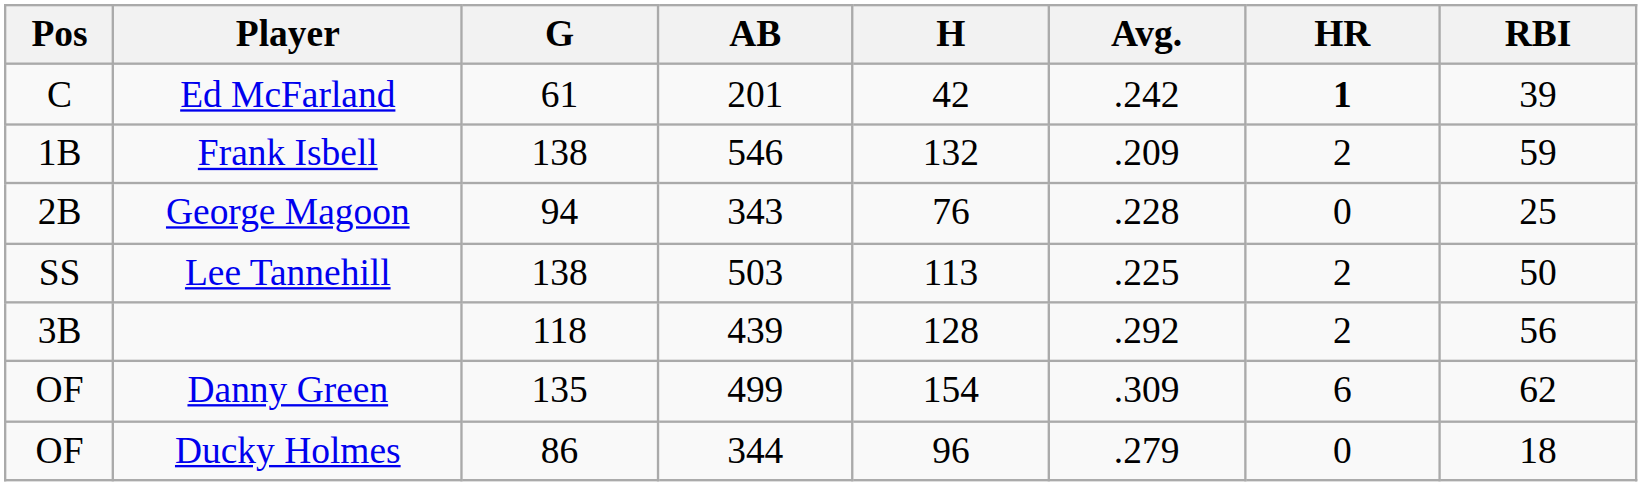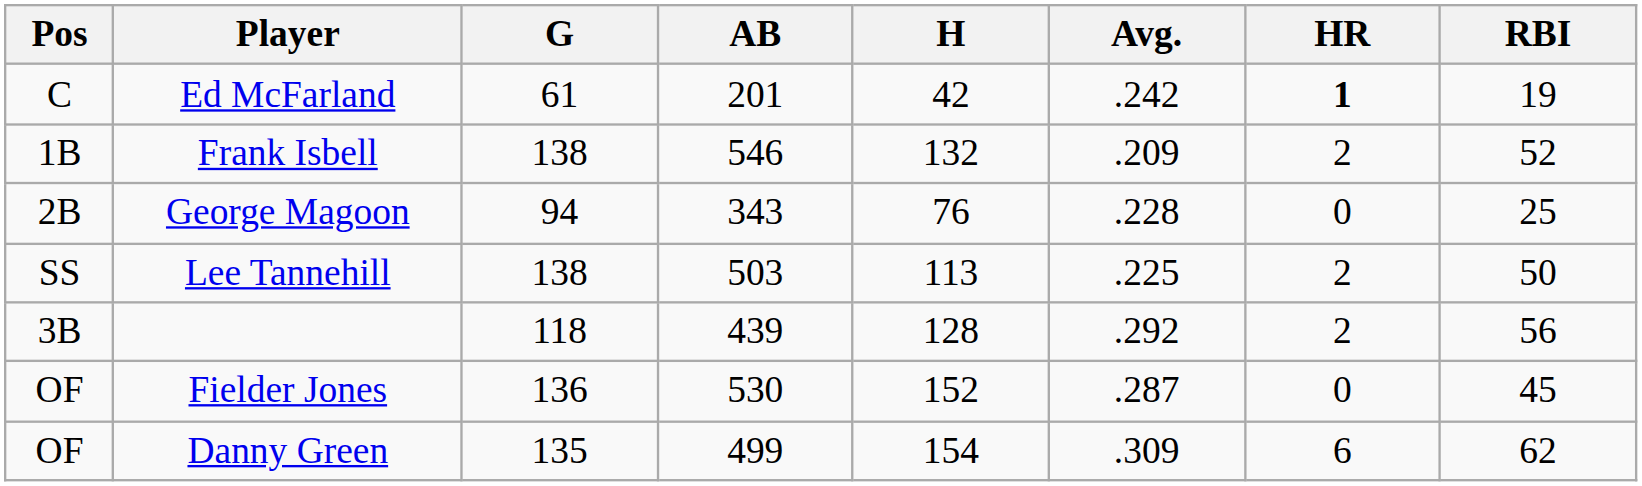(1538, 93) 39 -> (1538, 93) 19
(1538, 152) 59 -> (1538, 152) 52
+ row: (288, 390)
- row: (288, 449)
